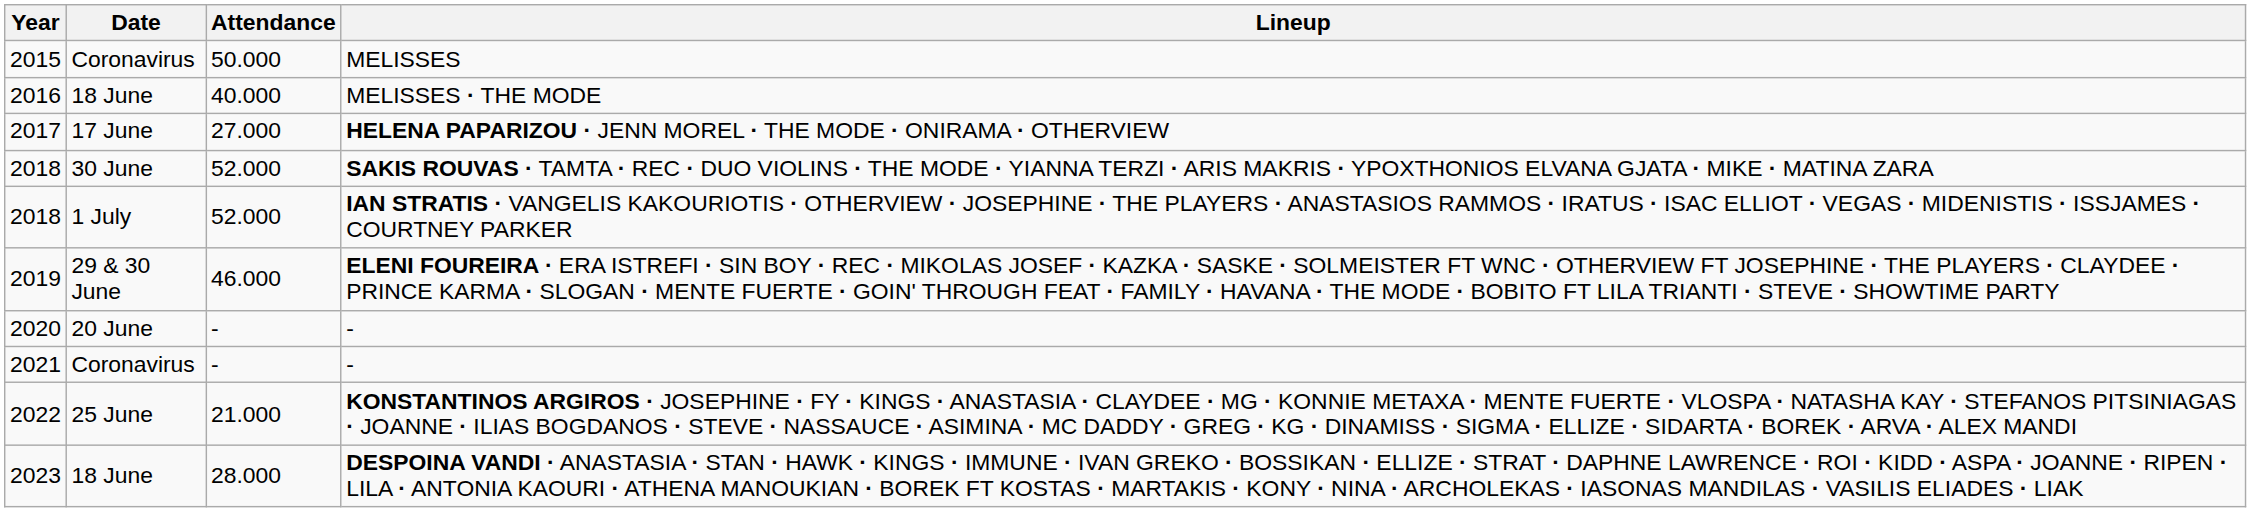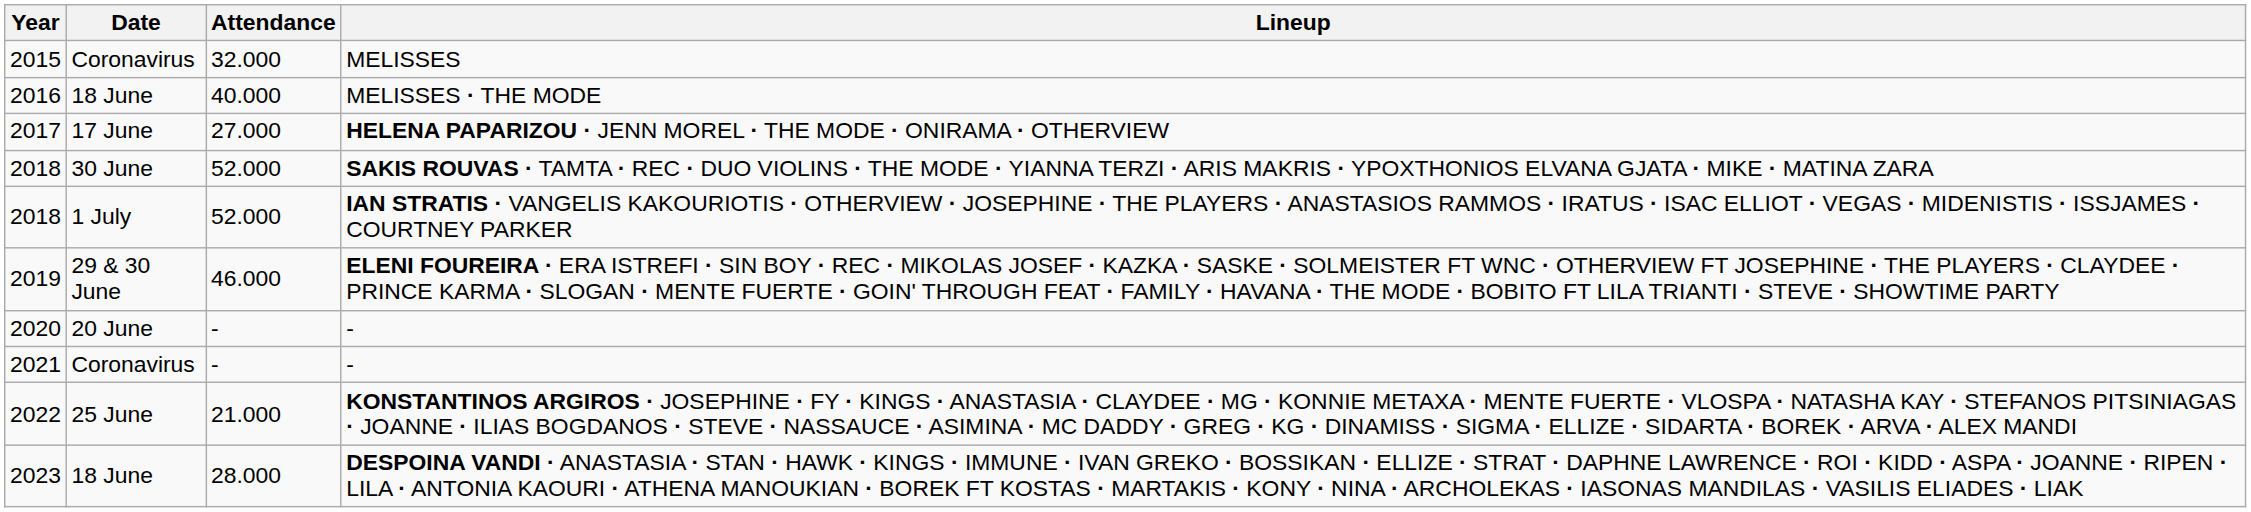(246, 58) 50.000 -> (246, 58) 32.000
